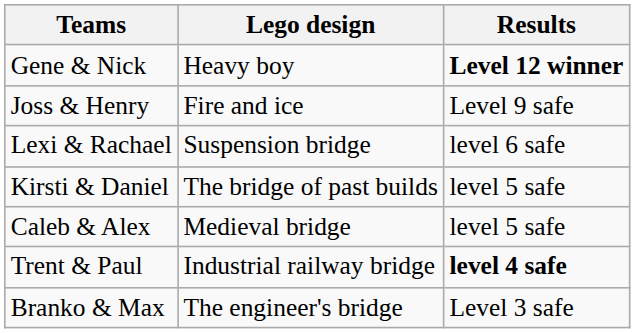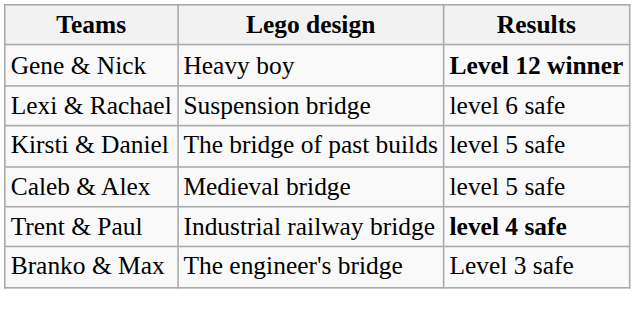- row: (80, 105)
